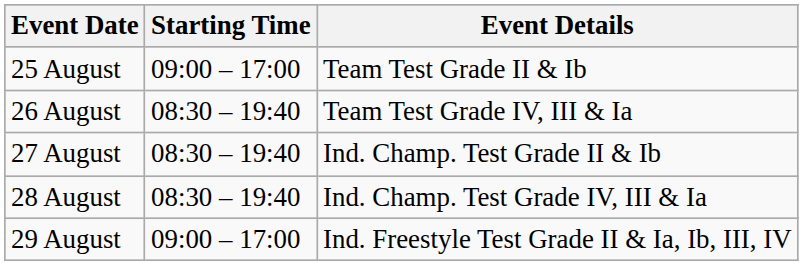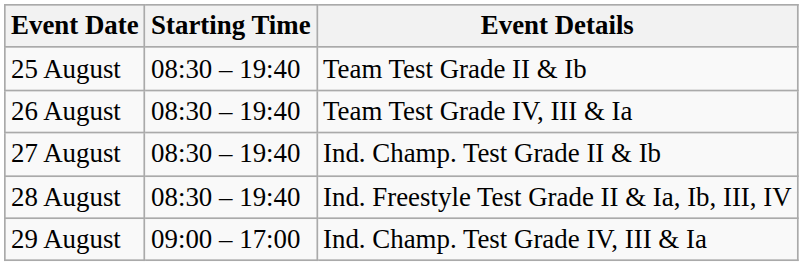(226, 68) 09:00 – 17:00 -> (226, 68) 08:30 – 19:40
(515, 196) Ind. Champ. Test Grade IV, III & Ia -> (557, 196) Ind. Freestyle Test Grade II & Ia, Ib, III, IV
(557, 238) Ind. Freestyle Test Grade II & Ia, Ib, III, IV -> (515, 238) Ind. Champ. Test Grade IV, III & Ia
